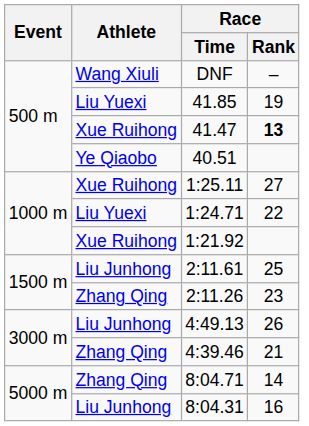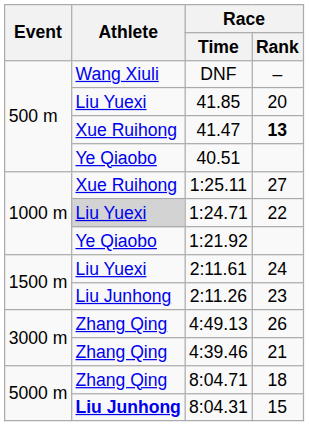(274, 102) 19 -> (277, 102) 20
(111, 213) no background -> (111, 213) lightgrey background
(126, 241) Xue Ruihong -> (116, 241) Ye Qiaobo
(123, 269) Liu Junhong -> (111, 269) Liu Yuexi
(274, 269) 25 -> (277, 269) 24
(121, 296) Zhang Qing -> (123, 296) Liu Junhong
(123, 324) Liu Junhong -> (121, 324) Zhang Qing
(274, 380) 14 -> (277, 380) 18
(123, 407) normal -> (128, 407) bold
(274, 407) 16 -> (277, 407) 15
